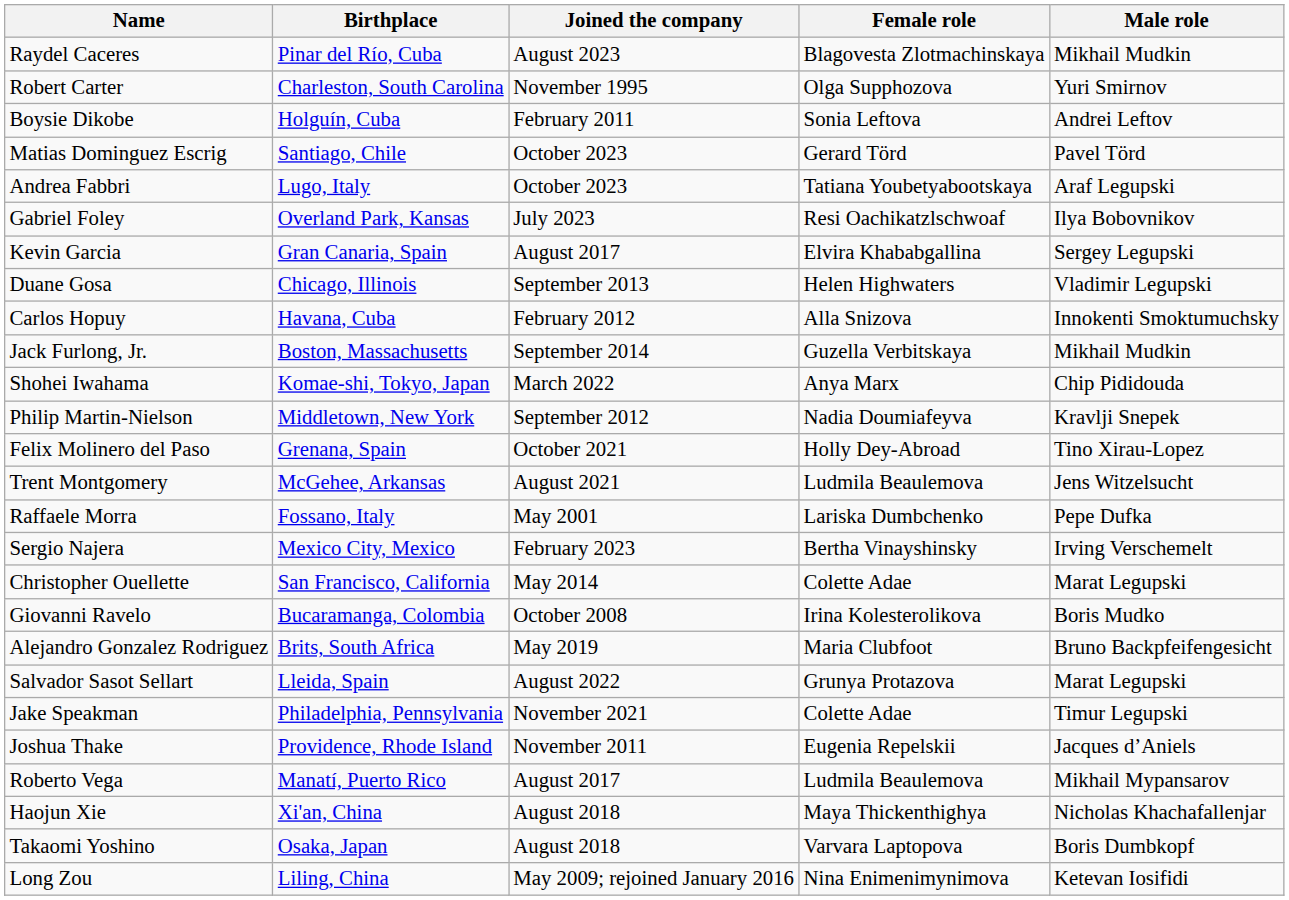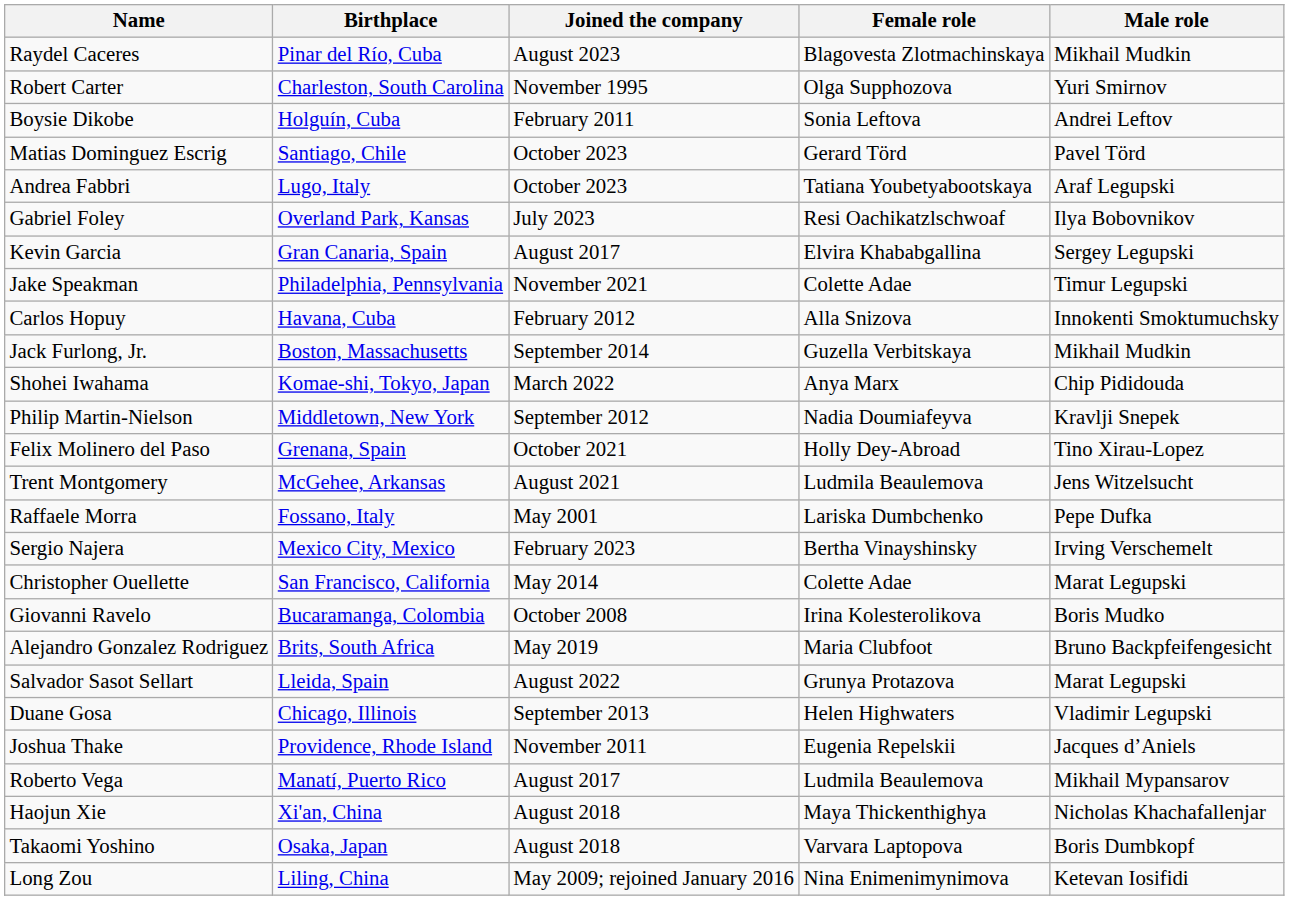rows swapped: (61, 284) <-> (74, 713)
